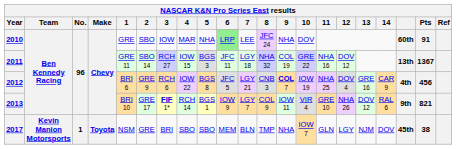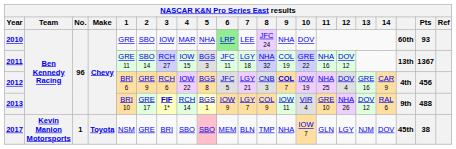(426, 40) 91 -> (426, 40) 93
(426, 104) 821 -> (426, 104) 488
(207, 129) no background -> (207, 129) pink background
